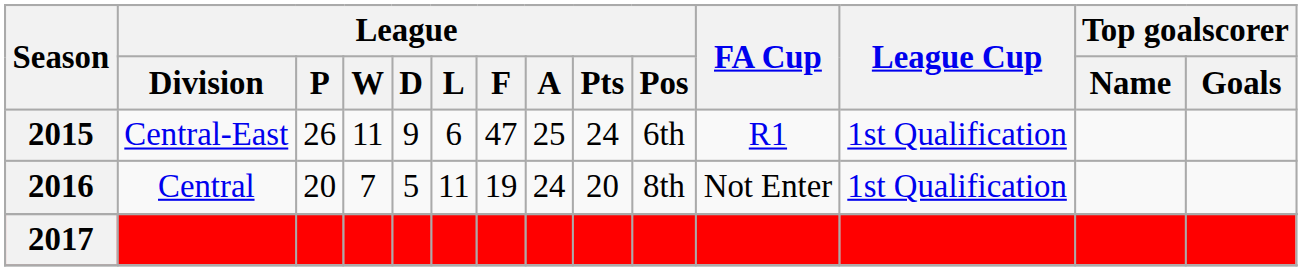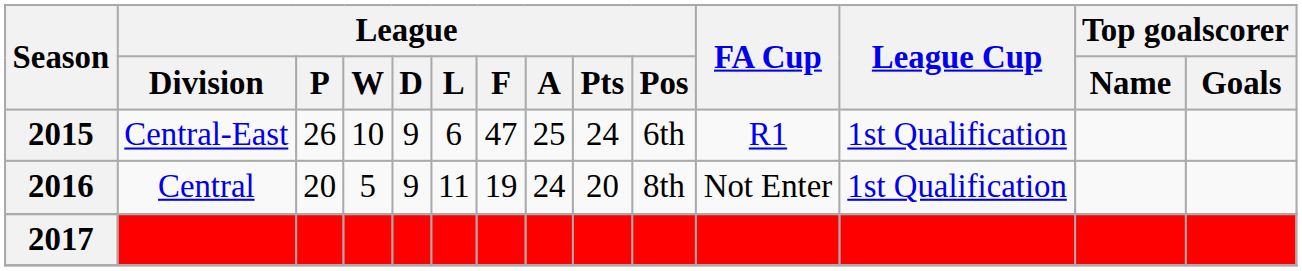(368, 134) 11 -> (368, 134) 10
(368, 186) 7 -> (368, 186) 5
(411, 186) 5 -> (411, 186) 9
